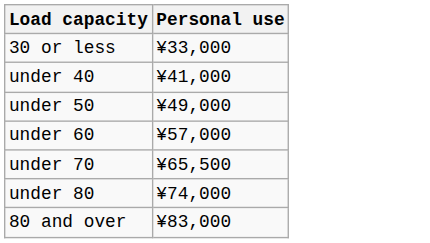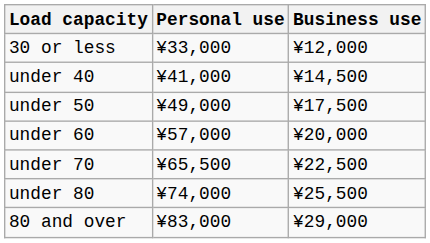+ column: (357, 19)
